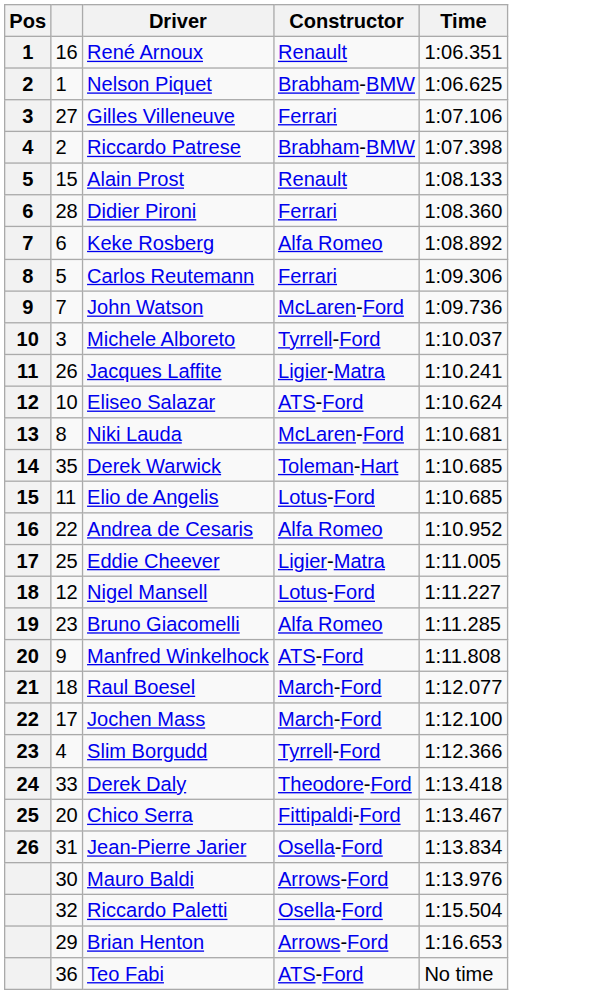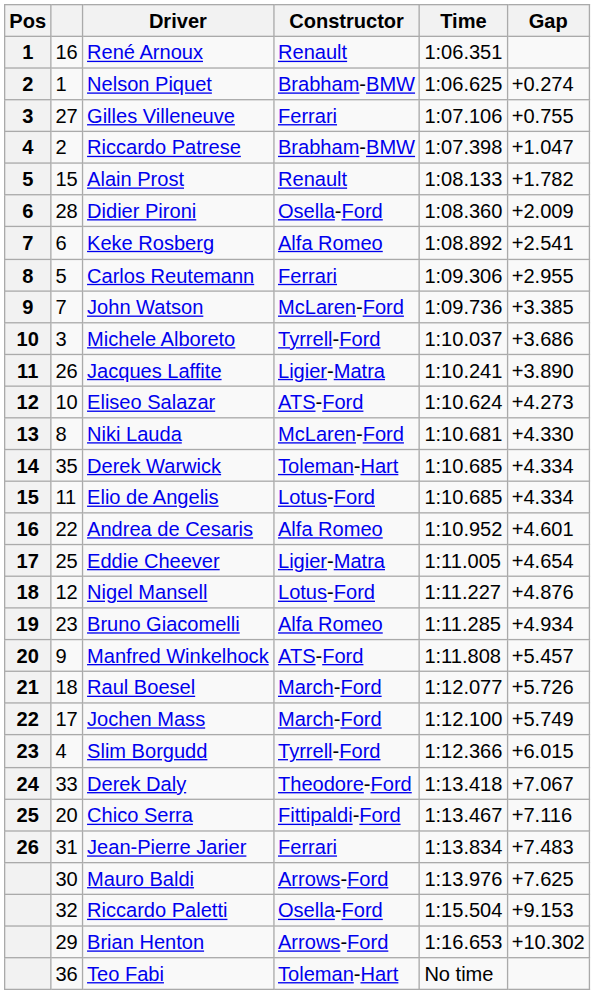+ column: (548, 21)
(308, 211) Ferrari -> (330, 211) Osella-Ford
(330, 847) Osella-Ford -> (308, 847) Ferrari
(321, 974) ATS-Ford -> (338, 974) Toleman-Hart
